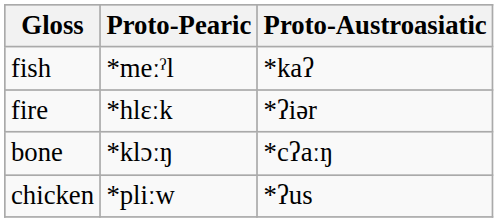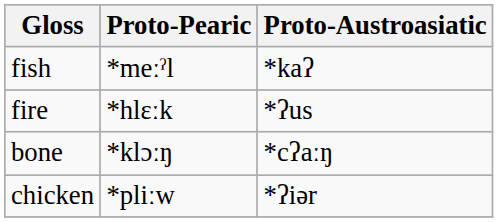(290, 110) *ʔiər -> (288, 110) *ʔus
(288, 195) *ʔus -> (290, 195) *ʔiər
